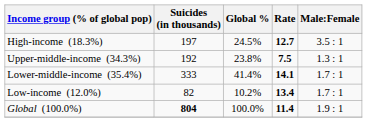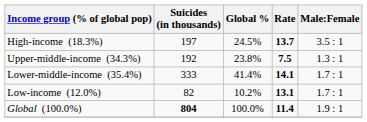(285, 42) 12.7 -> (285, 42) 13.7
(285, 92) 13.4 -> (285, 92) 13.1
